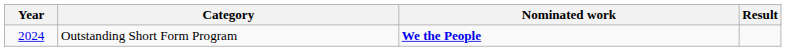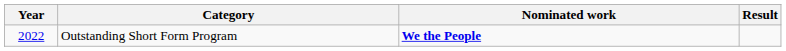(31, 35) 2024 -> (31, 35) 2022
